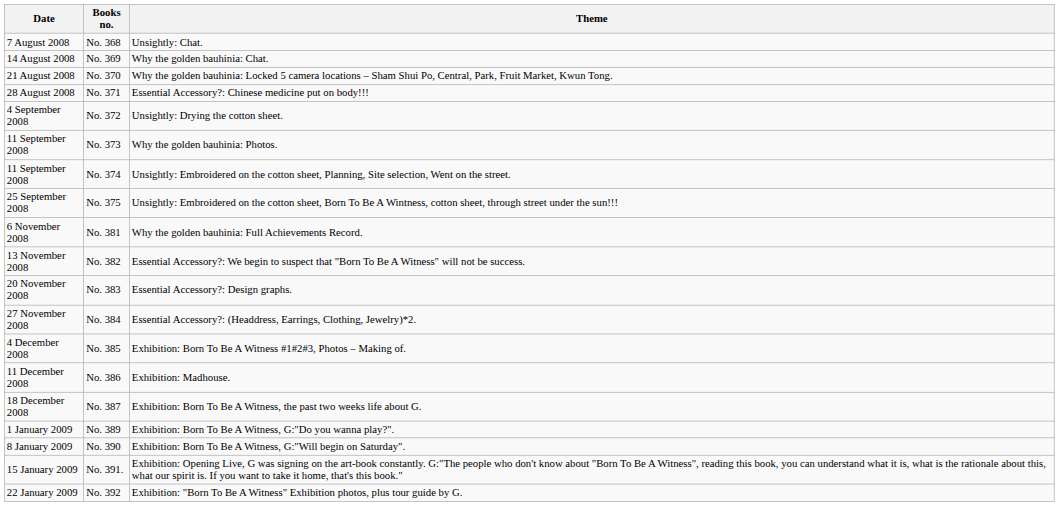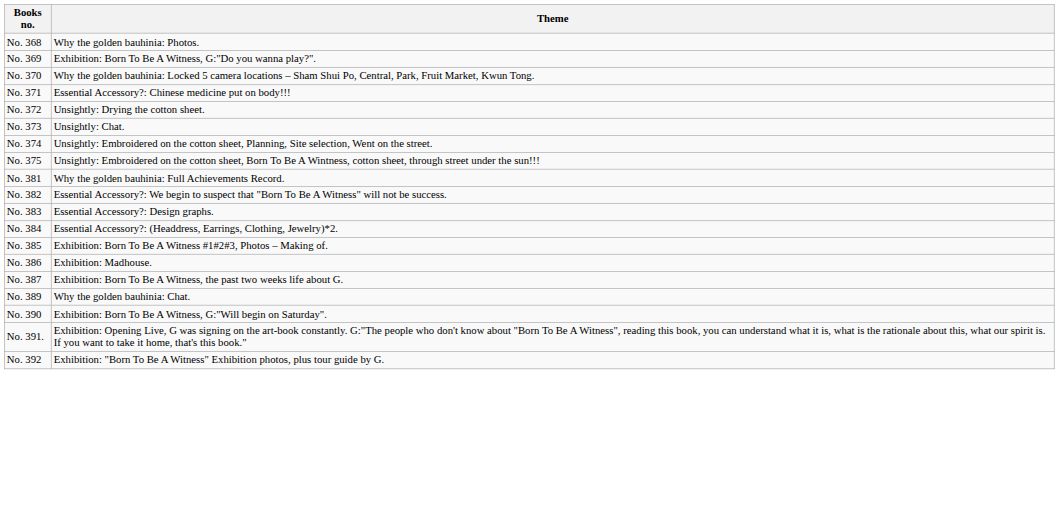- column: (44, 19)
(167, 42) Unsightly: Chat. -> (126, 42) Why the golden bauhinia: Photos.
(200, 59) Why the golden bauhinia: Chat. -> (185, 59) Exhibition: Born To Be A Witness, G:"Do you wanna play?".
(205, 145) Why the golden bauhinia: Photos. -> (89, 127) Unsightly: Chat.
(263, 429) Exhibition: Born To Be A Witness, G:"Do you wanna play?". -> (122, 297) Why the golden bauhinia: Chat.
